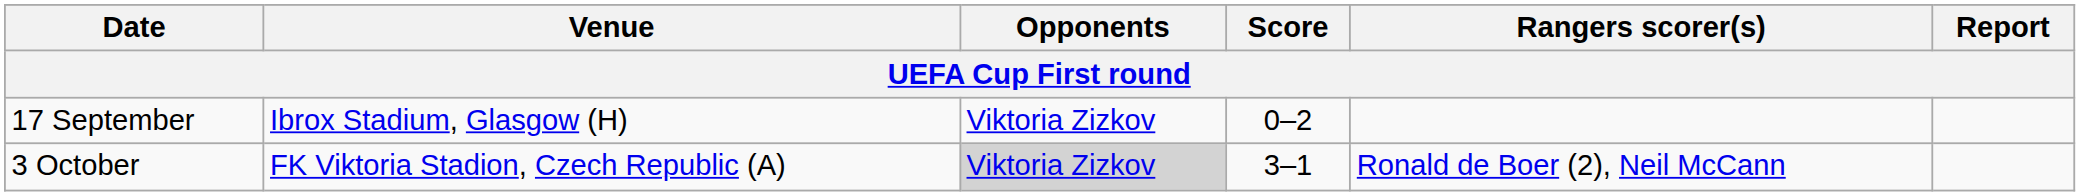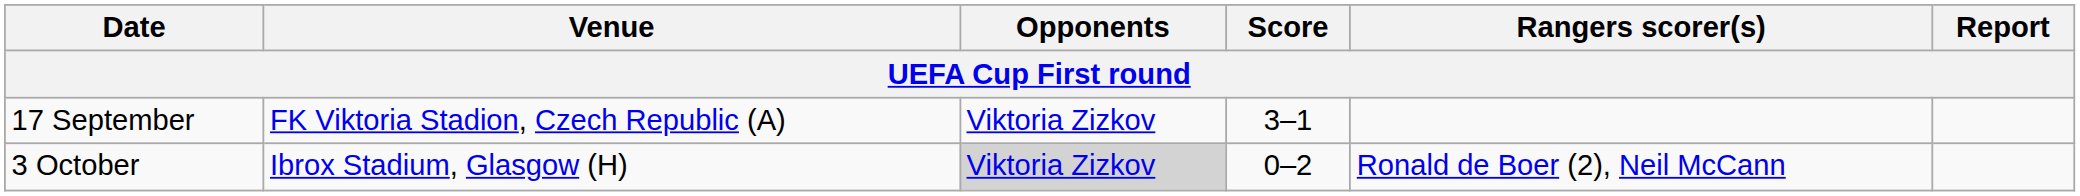(449, 119) Ibrox Stadium, Glasgow (H) -> (528, 119) FK Viktoria Stadion, Czech Republic (A)
(1288, 119) 0–2 -> (1288, 119) 3–1
(528, 166) FK Viktoria Stadion, Czech Republic (A) -> (449, 166) Ibrox Stadium, Glasgow (H)
(1288, 166) 3–1 -> (1288, 166) 0–2
